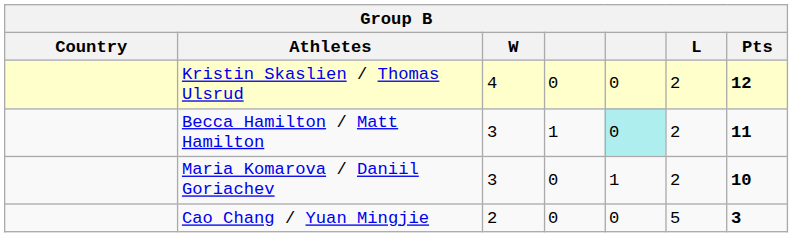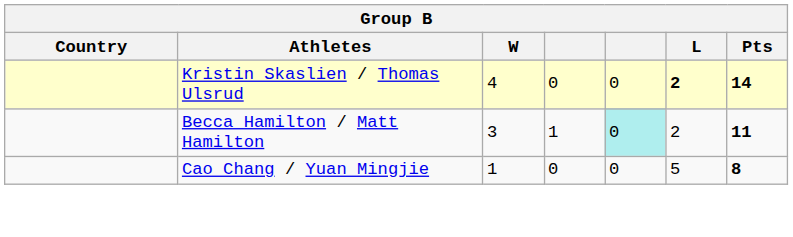(675, 84) normal -> (675, 84) bold
(741, 84) 12 -> (741, 84) 14
- row: (300, 180)
(492, 218) 2 -> (492, 170) 1
(736, 218) 3 -> (736, 170) 8
